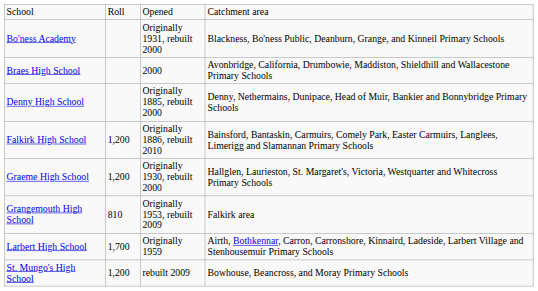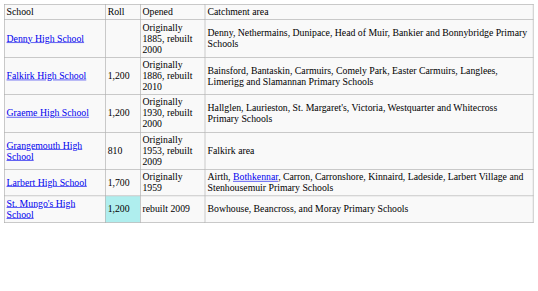- row: (41, 38)
- row: (43, 70)
(119, 273) no background -> (119, 209) paleturquoise background
